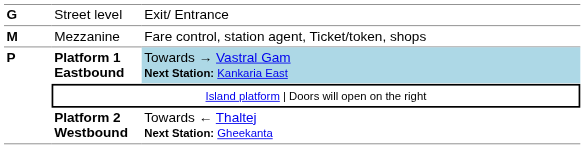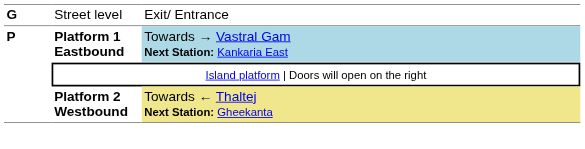- row: (87, 36)
(208, 125) no background -> (208, 104) khaki background
